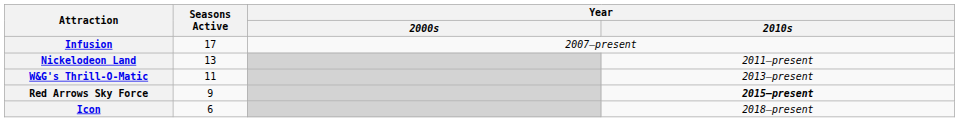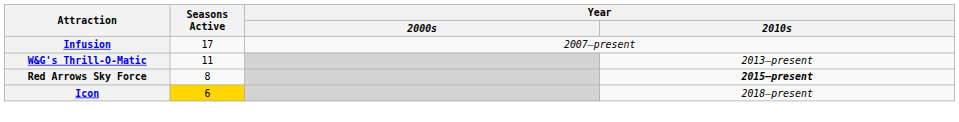- row: (89, 61)
(210, 93) 9 -> (207, 77) 8
(210, 109) no background -> (207, 93) gold background
